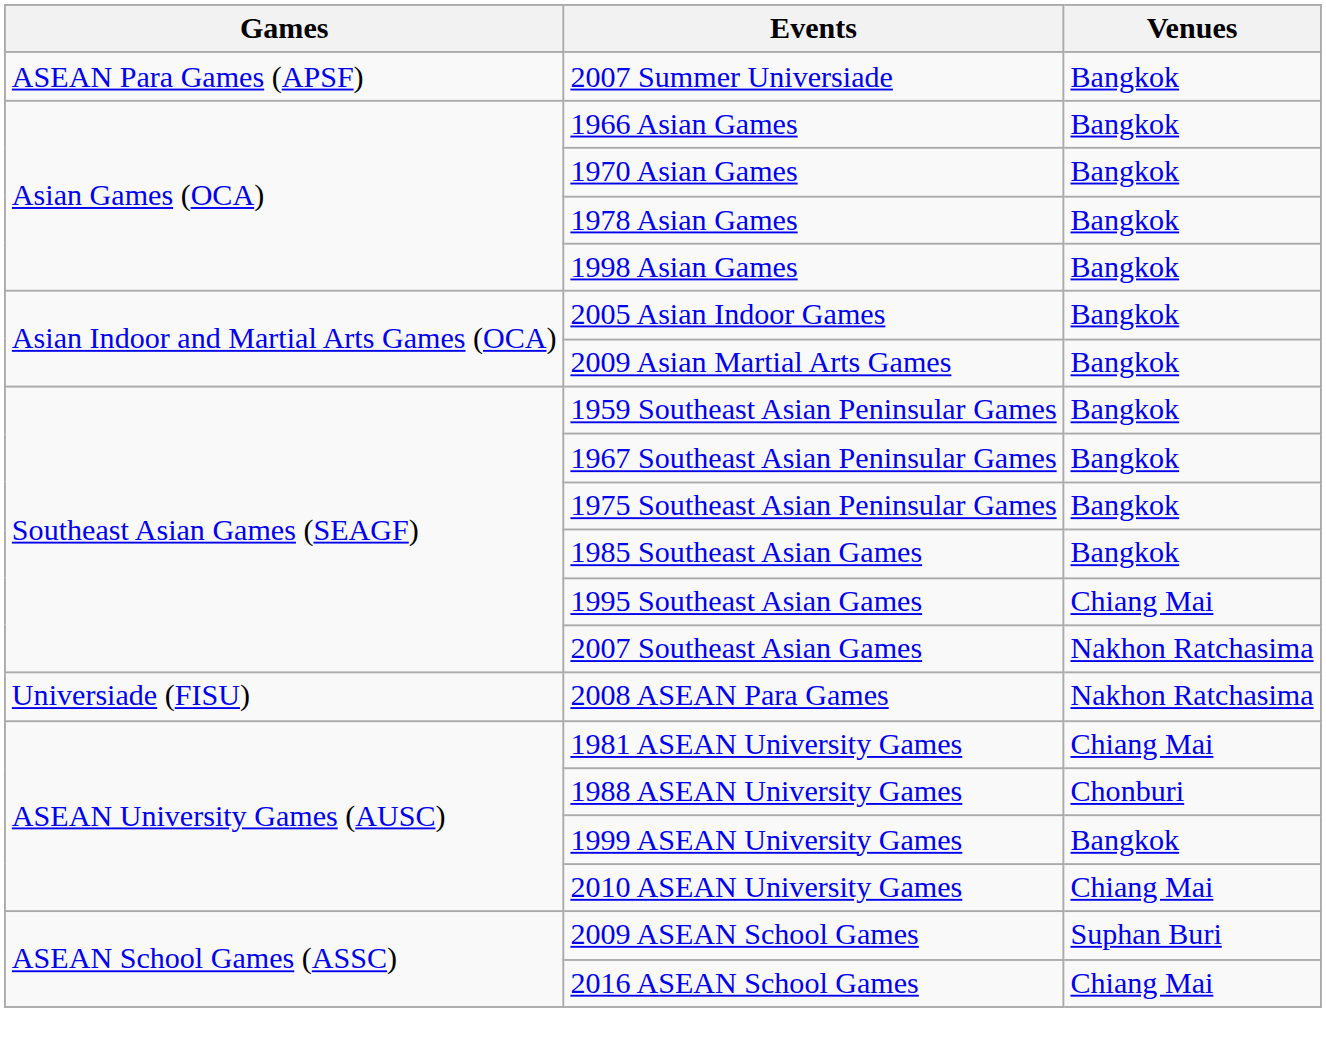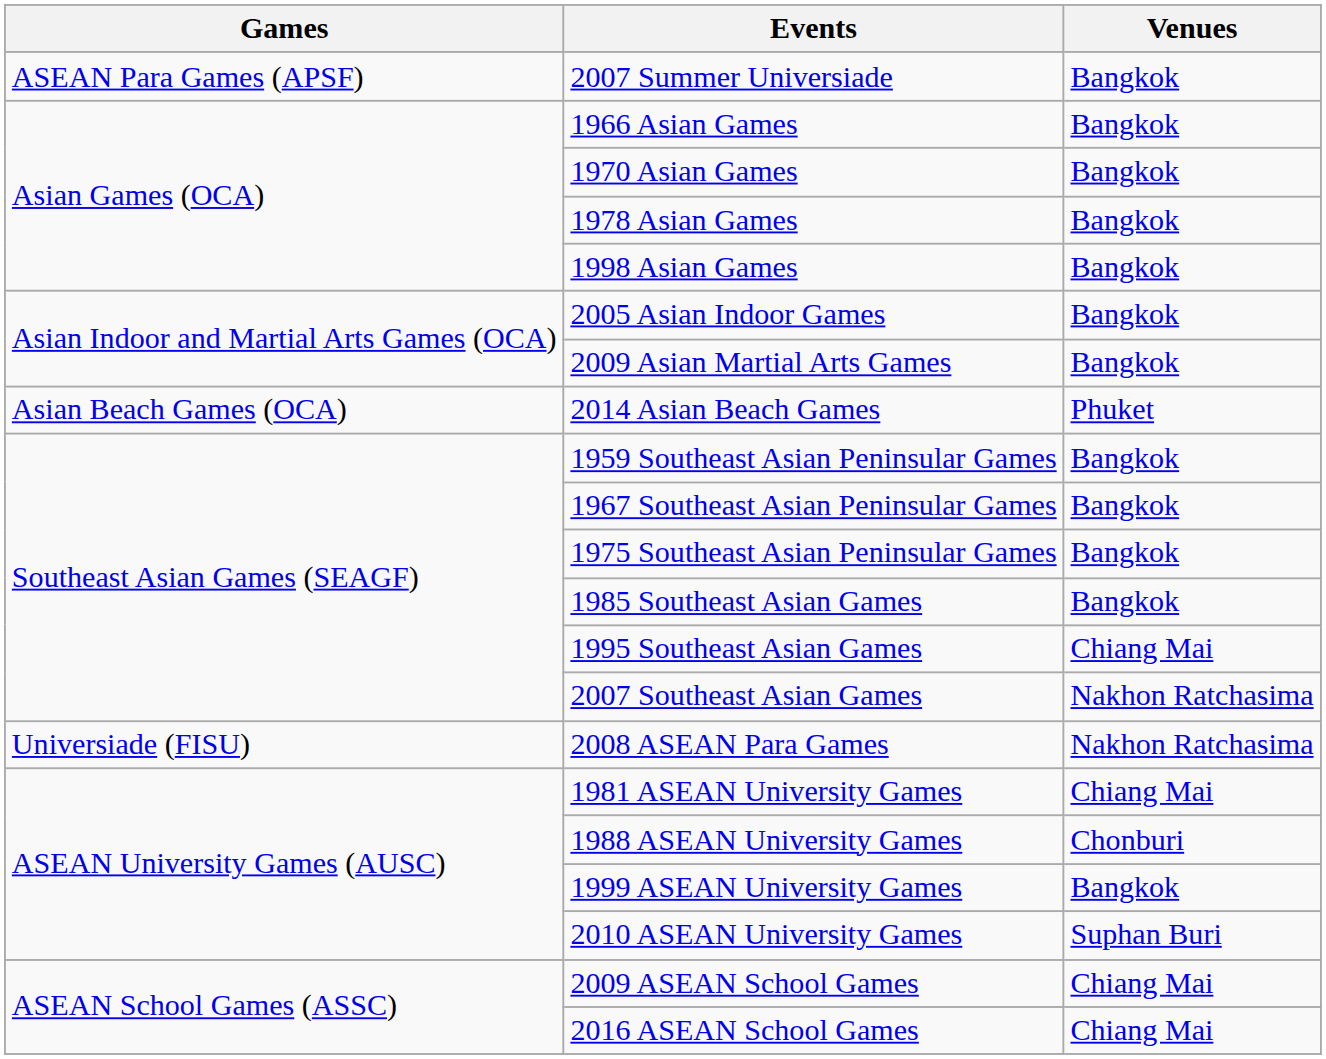+ row: (725, 409)
(1142, 887) Chiang Mai -> (1146, 934) Suphan Buri
(1146, 934) Suphan Buri -> (1142, 982) Chiang Mai
